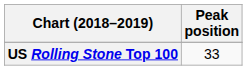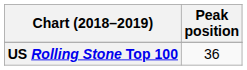(212, 53) 33 -> (212, 53) 36
